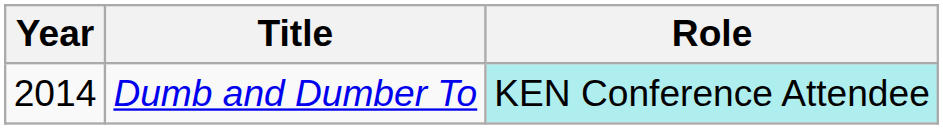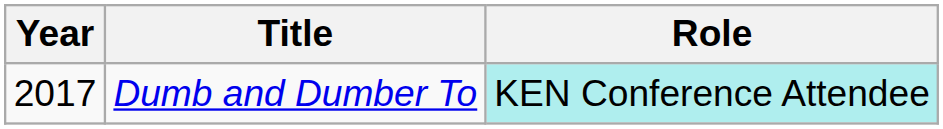(55, 92) 2014 -> (55, 92) 2017
